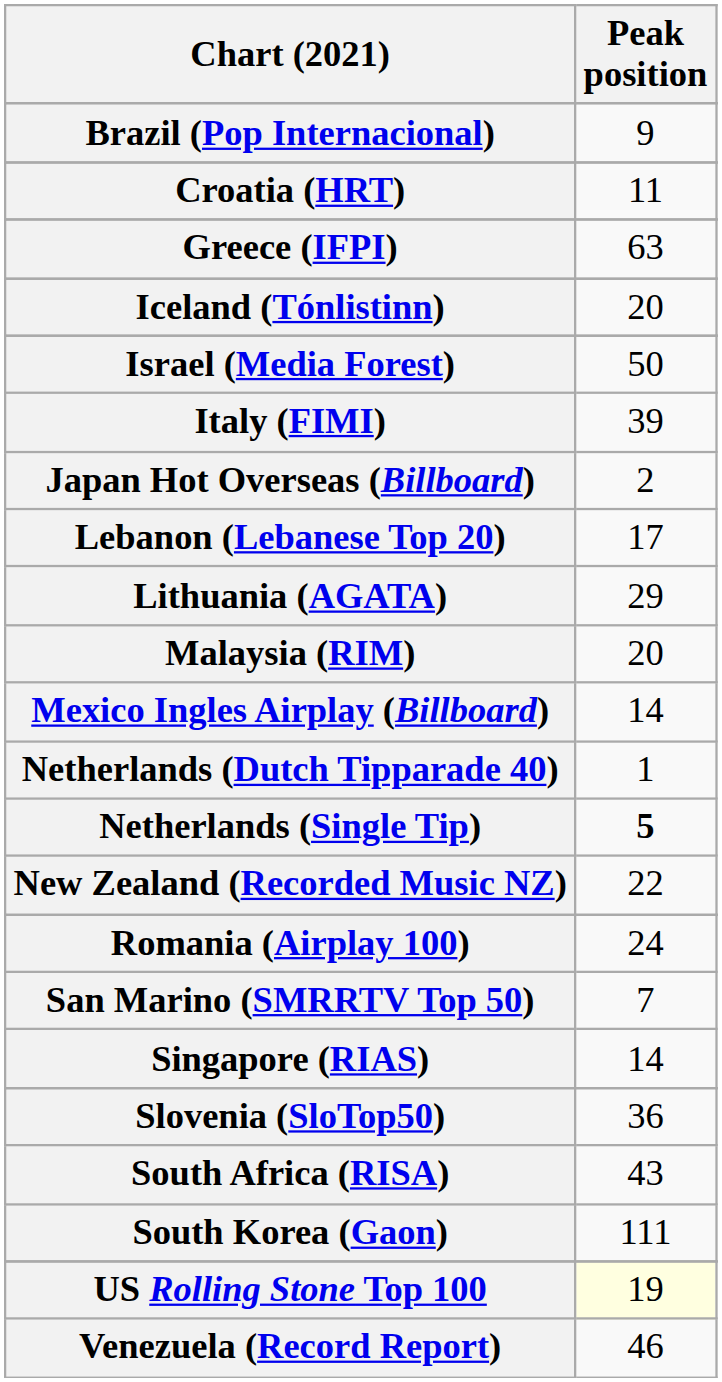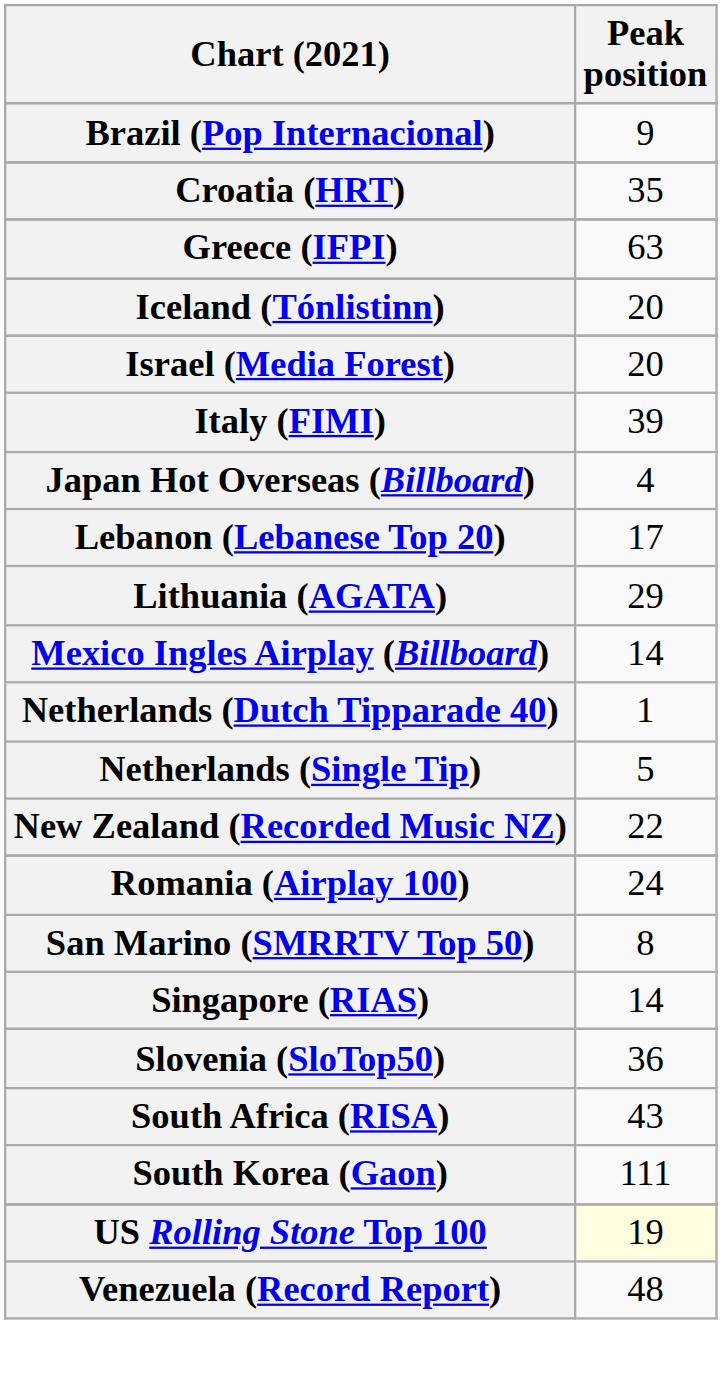(645, 190) 11 -> (645, 190) 35
(645, 363) 50 -> (645, 363) 20
(645, 479) 2 -> (645, 479) 4
- row: (290, 653)
(645, 826) bold -> (645, 768) normal
(645, 1000) 7 -> (645, 942) 8
(645, 1347) 46 -> (645, 1289) 48
